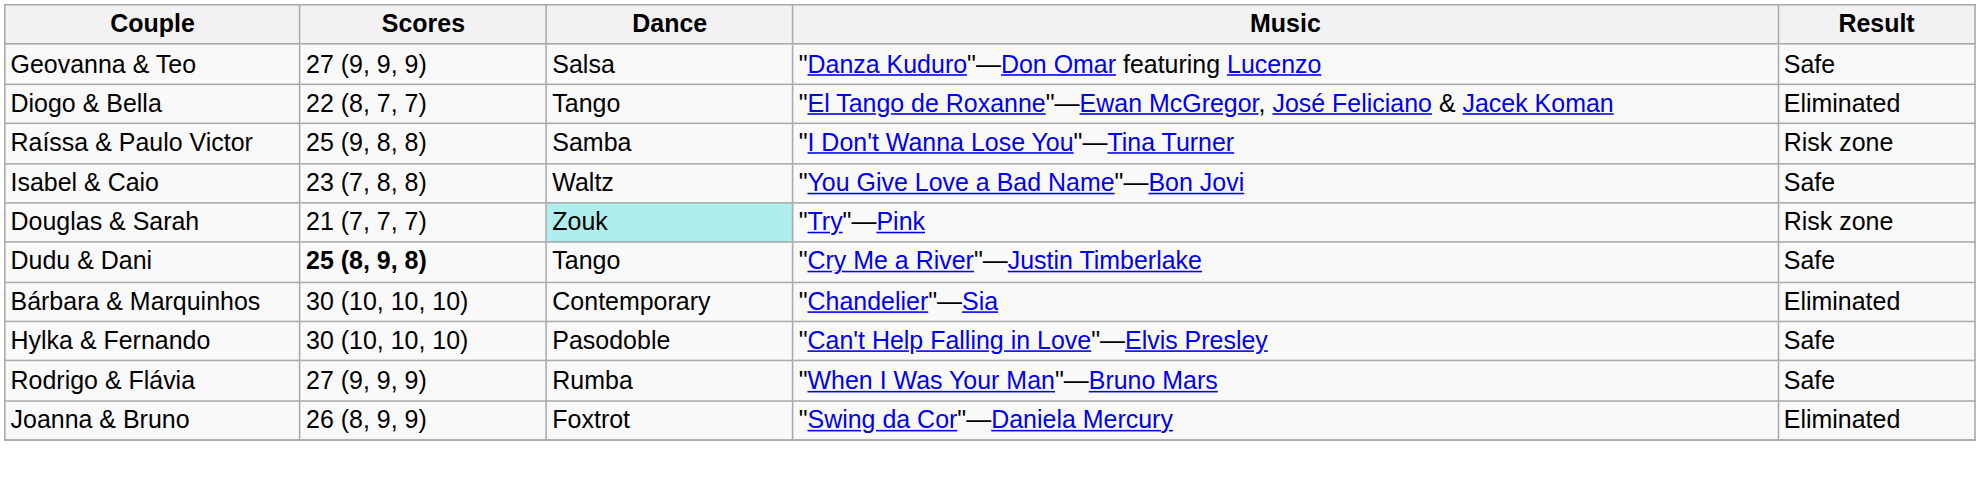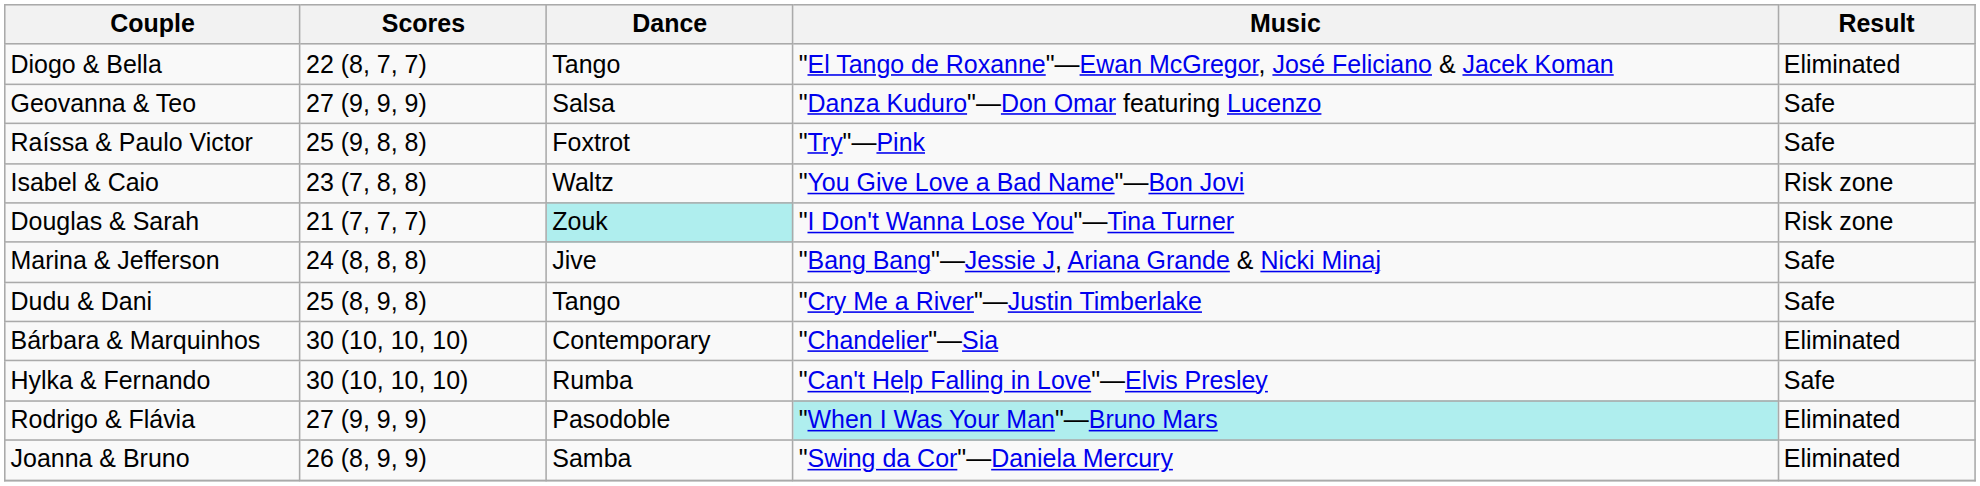rows swapped: (103, 63) <-> (86, 103)
(592, 143) Samba -> (591, 143) Foxtrot
(1016, 143) "I Don't Wanna Lose You"—Tina Turner -> (862, 143) "Try"—Pink
(1839, 143) Risk zone -> (1809, 143) Safe
(1809, 182) Safe -> (1839, 182) Risk zone
(862, 222) "Try"—Pink -> (1016, 222) "I Don't Wanna Lose You"—Tina Turner
+ row: (115, 261)
(366, 261) bold -> (366, 301) normal
(611, 340) Pasodoble -> (593, 380) Rumba
(593, 380) Rumba -> (611, 420) Pasodoble
(1008, 380) no background -> (1008, 420) paleturquoise background
(1809, 380) Safe -> (1842, 420) Eliminated
(591, 420) Foxtrot -> (592, 459) Samba
